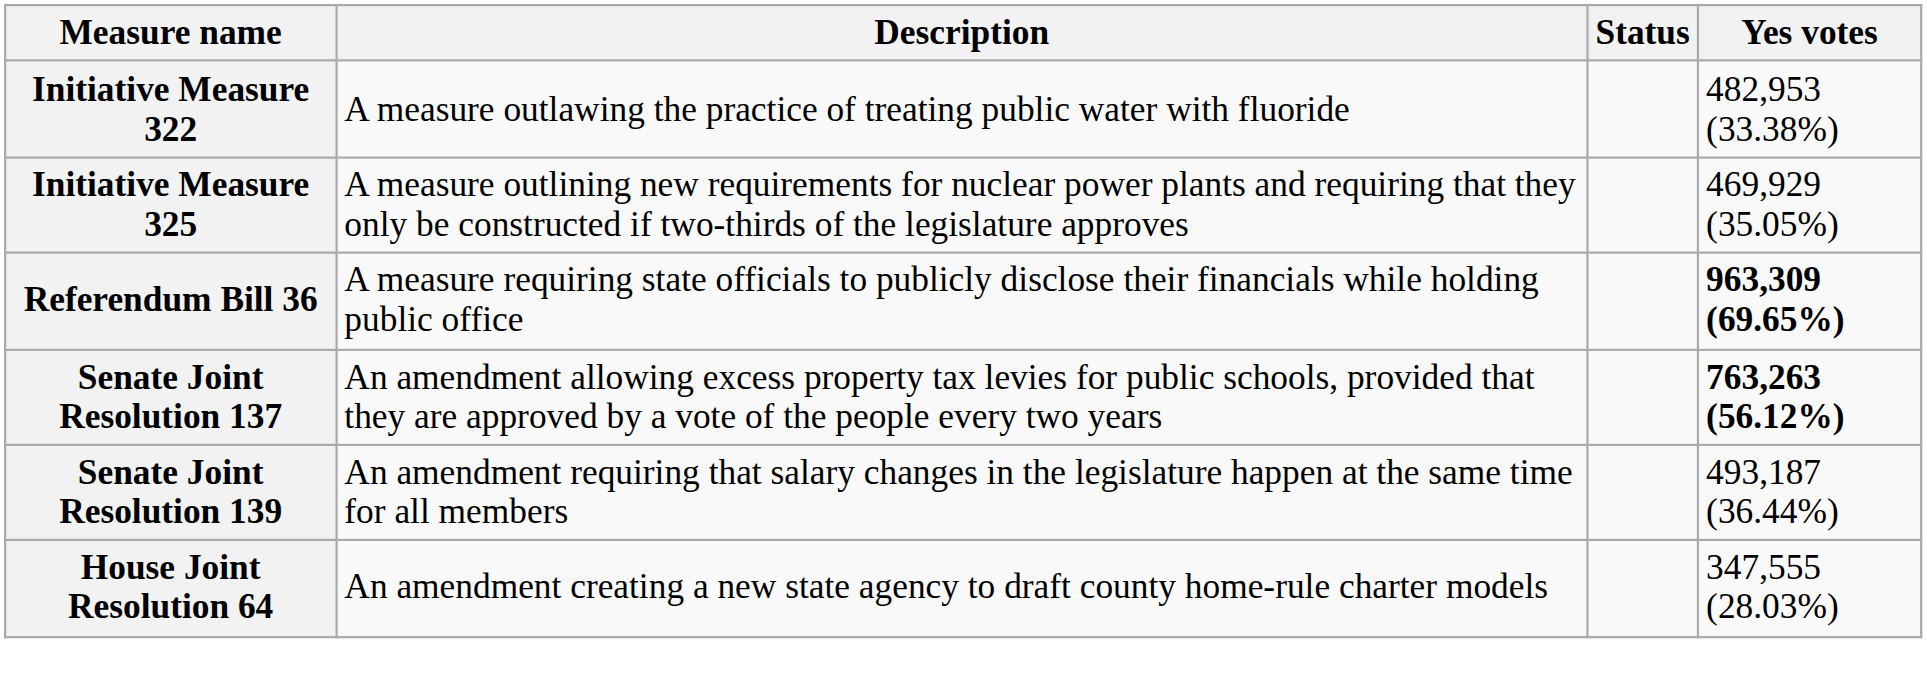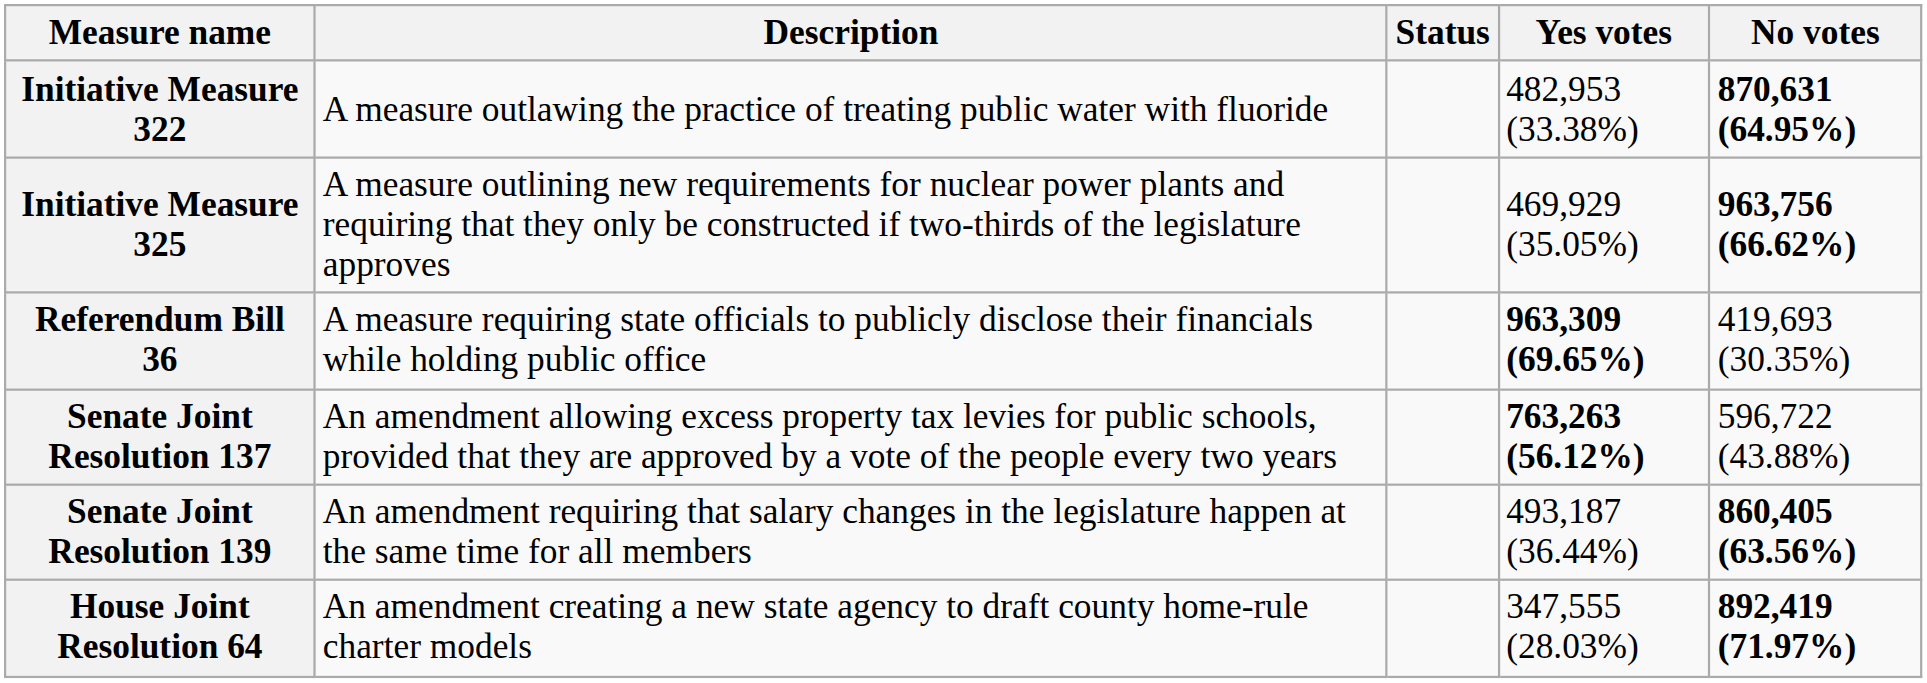+ column: (1815, 32)
